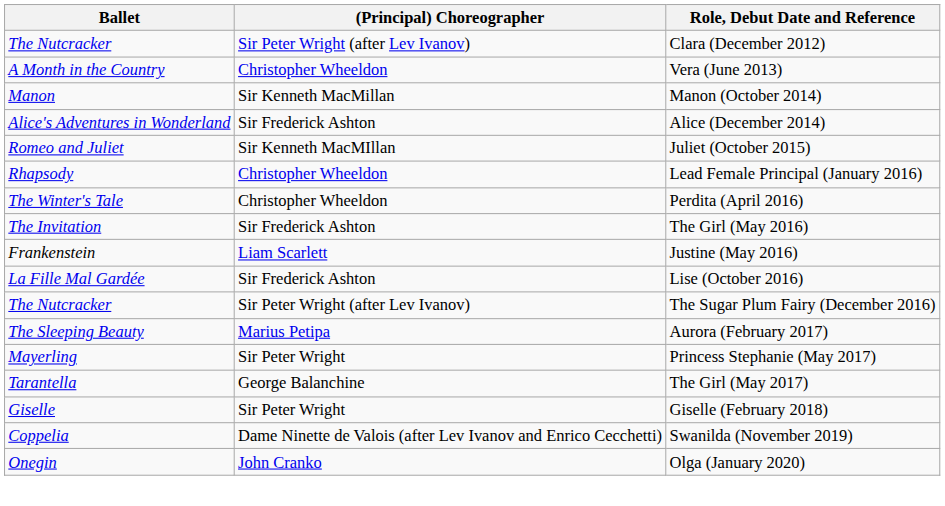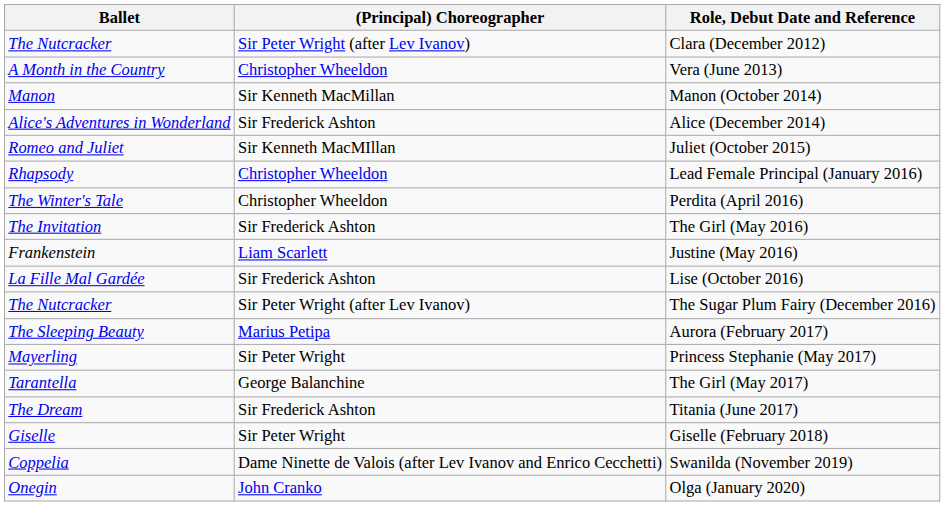+ row: (734, 409)
